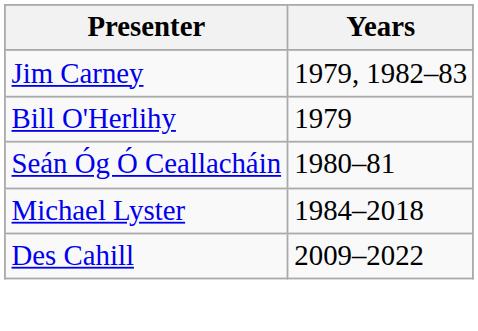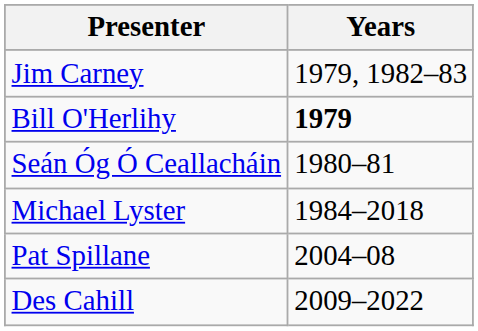(323, 118) normal -> (323, 118) bold
+ row: (81, 255)
